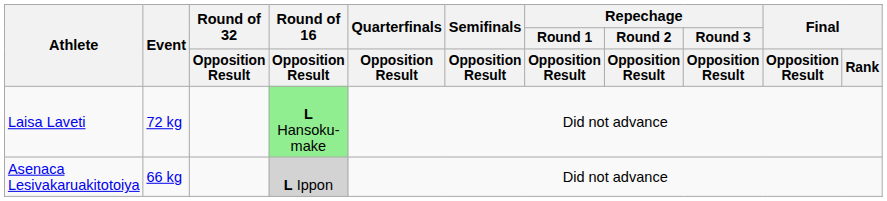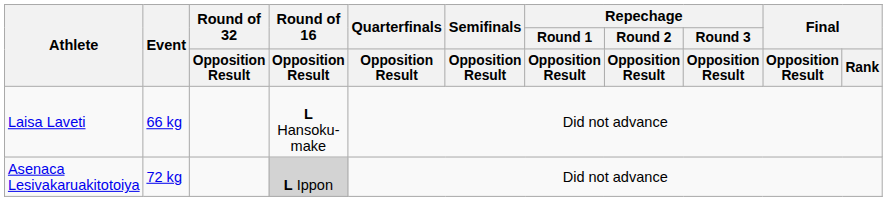(164, 122) 72 kg -> (164, 122) 66 kg
(308, 130) lightgreen background -> (308, 130) no background
(164, 177) 66 kg -> (164, 177) 72 kg
